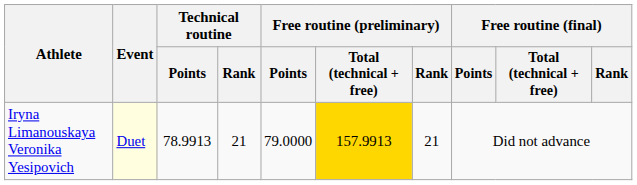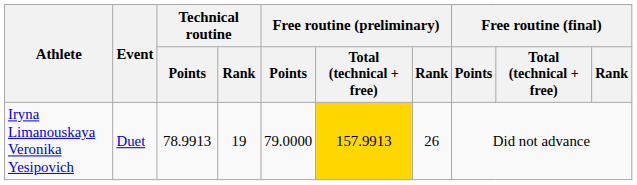(131, 141) lightyellow background -> (131, 141) no background
(239, 141) 21 -> (239, 141) 19
(432, 141) 21 -> (432, 141) 26
